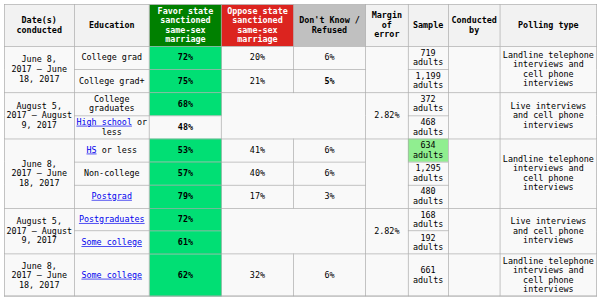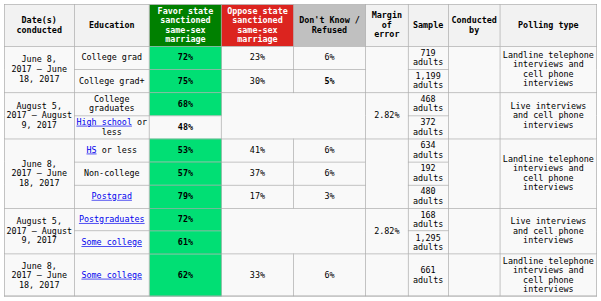(257, 58) 20% -> (257, 58) 23%
(257, 81) 21% -> (257, 81) 30%
(428, 104) 372 adults -> (428, 104) 468 adults
(428, 128) 468 adults -> (428, 128) 372 adults
(428, 151) lightgreen background -> (428, 151) no background
(257, 174) 40% -> (257, 174) 37%
(428, 174) 1,295 adults -> (428, 174) 192 adults
(428, 243) 192 adults -> (428, 243) 1,295 adults
(257, 276) 32% -> (257, 276) 33%
